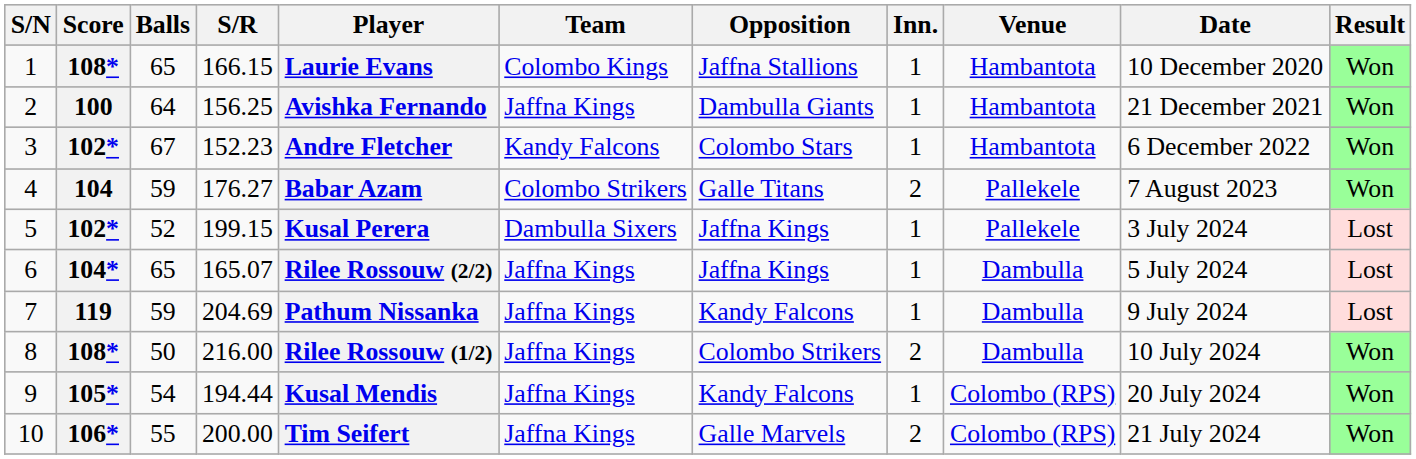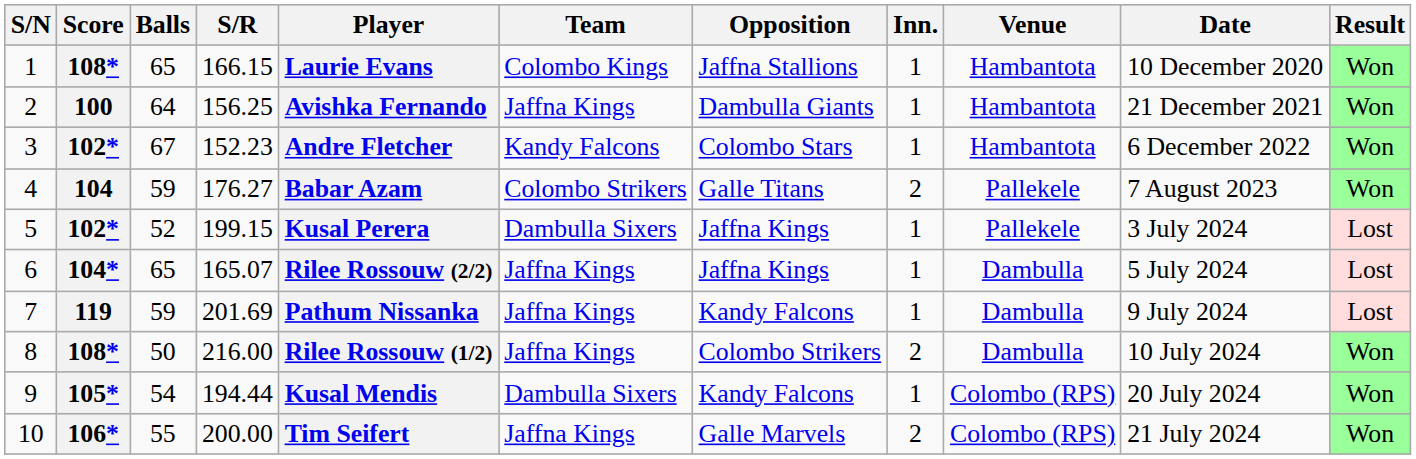(237, 310) 204.69 -> (237, 310) 201.69
(569, 392) Jaffna Kings -> (590, 392) Dambulla Sixers
